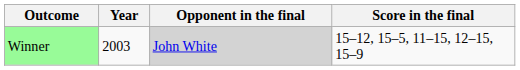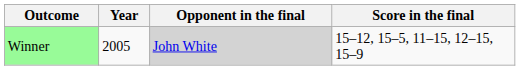(116, 45) 2003 -> (116, 45) 2005
